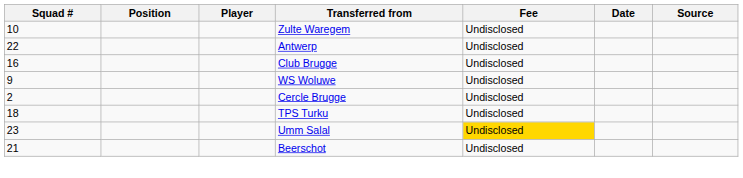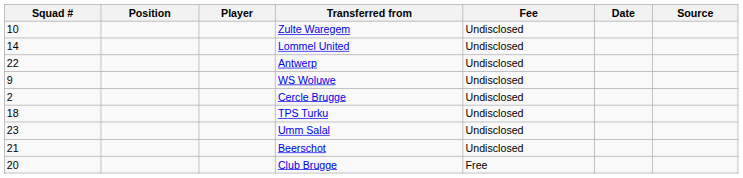+ row: (13, 47)
- row: (13, 63)
(495, 131) gold background -> (495, 131) no background
+ row: (13, 165)
